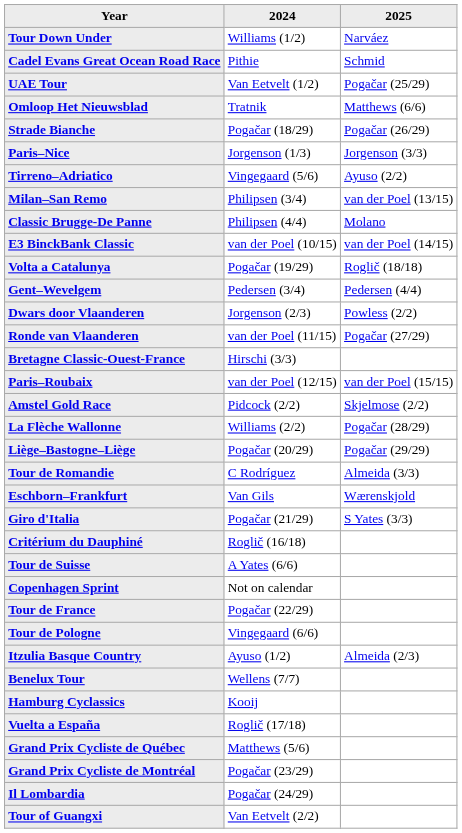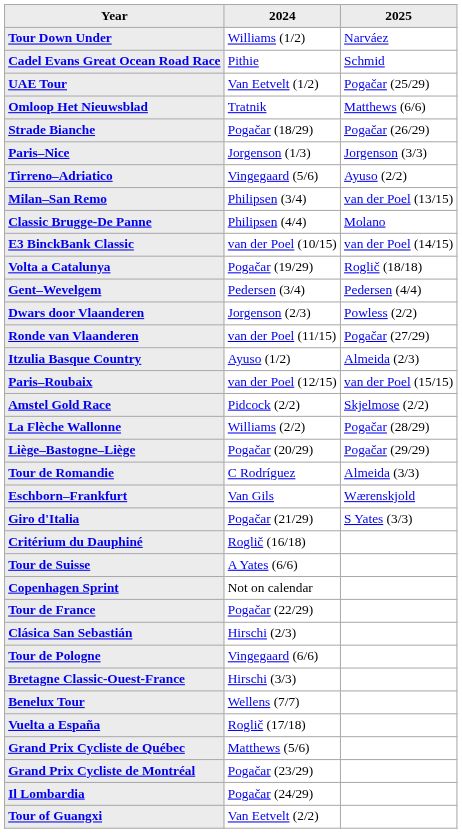rows swapped: (75, 656) <-> (97, 359)
+ row: (70, 633)
- row: (66, 702)
